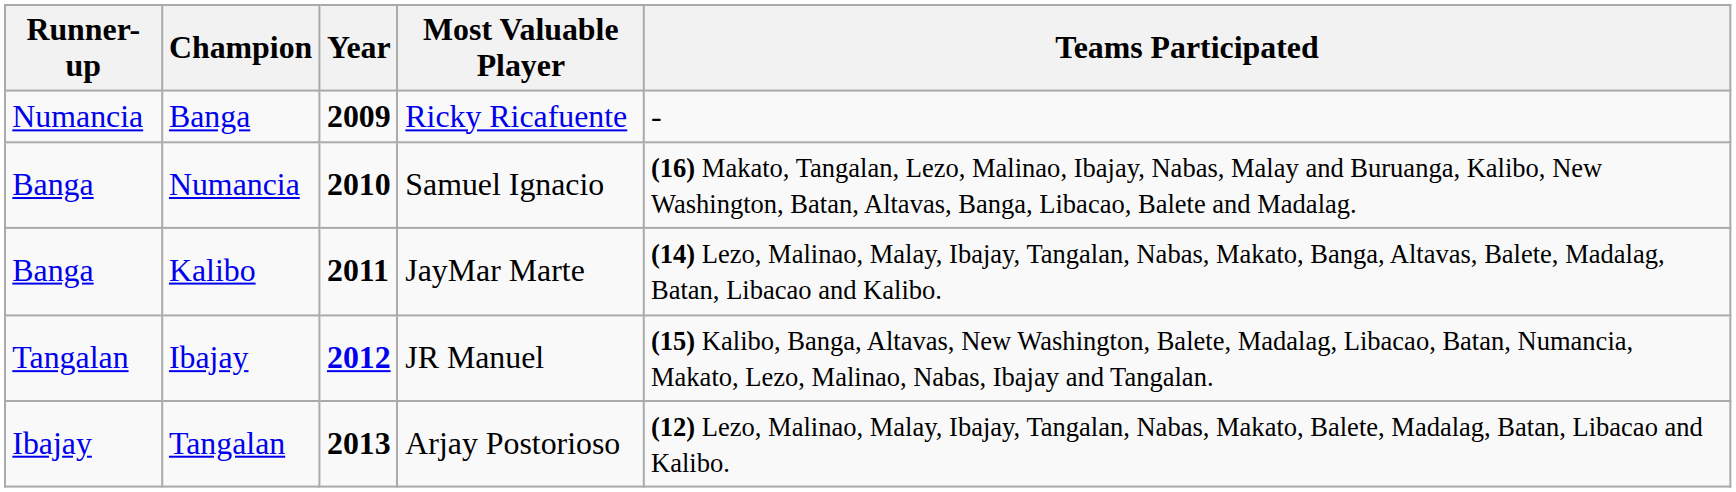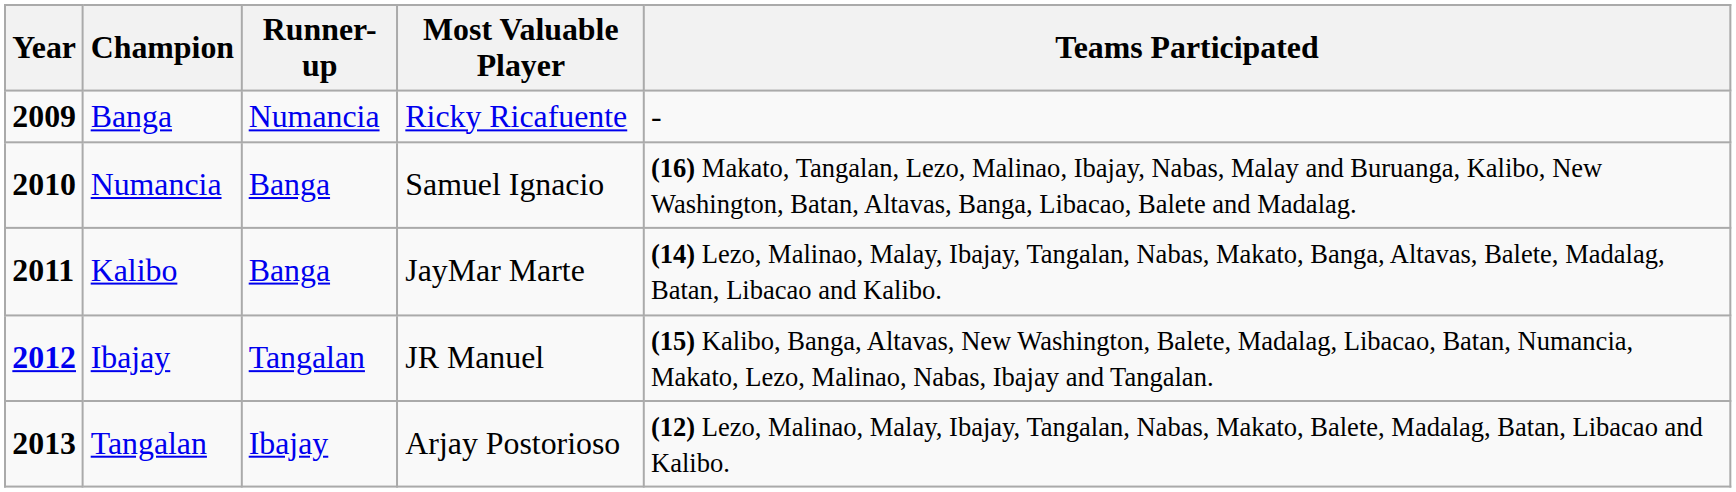columns swapped: (359, 47) <-> (83, 47)
